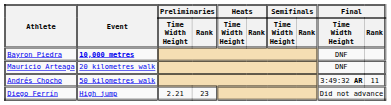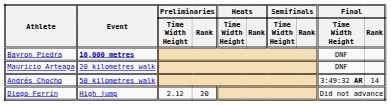(375, 80) 11 -> (375, 80) 14
(175, 93) 2.21 -> (175, 93) 2.12
(204, 93) 23 -> (204, 93) 20
